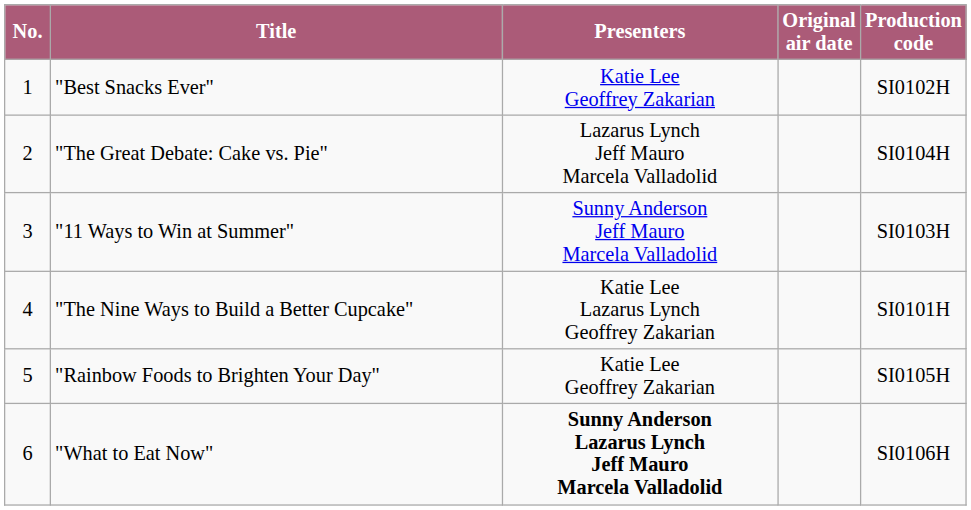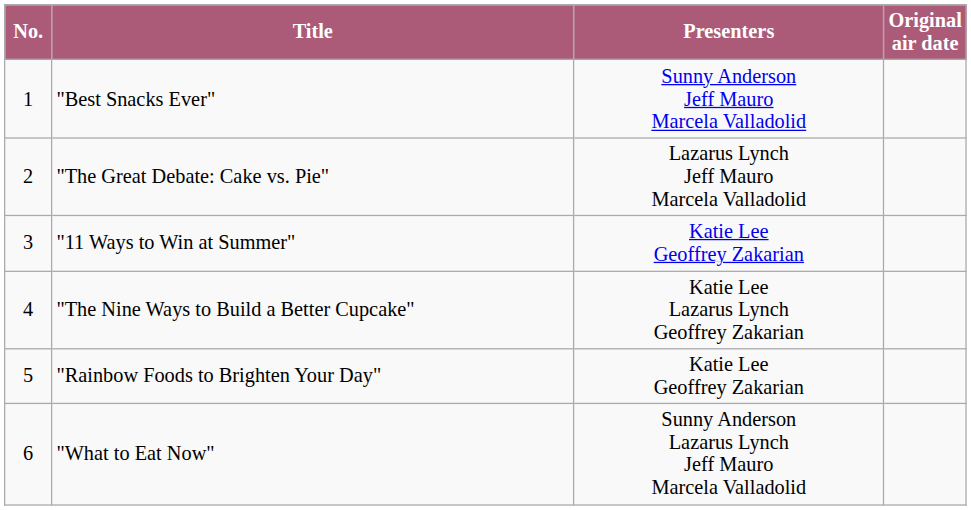- column: (913, 32)
(640, 87) Katie Lee Geoffrey Zakarian -> (729, 98) Sunny Anderson Jeff Mauro Marcela Valladolid
(640, 231) Sunny Anderson Jeff Mauro Marcela Valladolid -> (729, 243) Katie Lee Geoffrey Zakarian
(640, 454) bold -> (729, 454) normal
